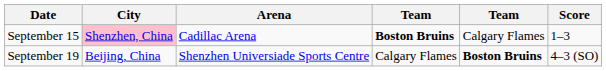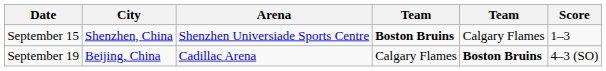(129, 35) pink background -> (129, 35) no background
(217, 35) Cadillac Arena -> (274, 35) Shenzhen Universiade Sports Centre
(274, 55) Shenzhen Universiade Sports Centre -> (217, 55) Cadillac Arena
